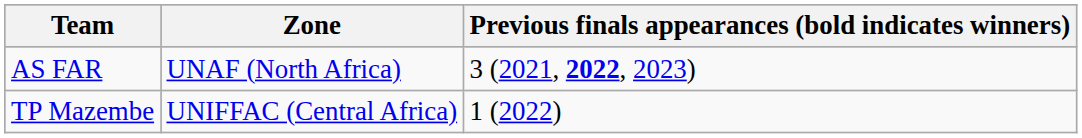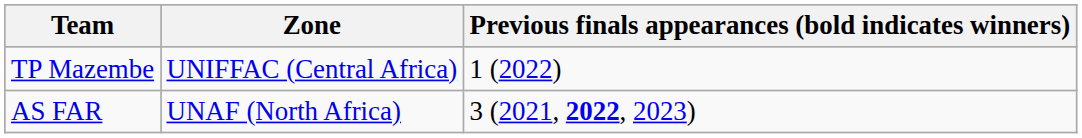rows swapped: (57, 68) <-> (83, 111)
